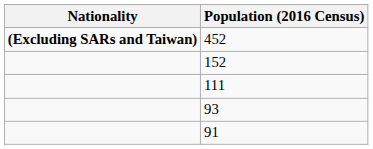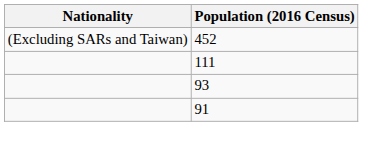(103, 39) bold -> (98, 39) normal
- row: (215, 62)
